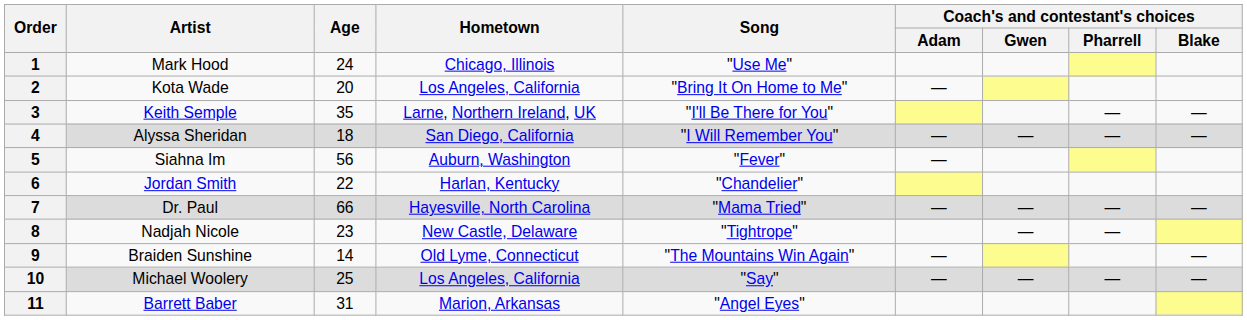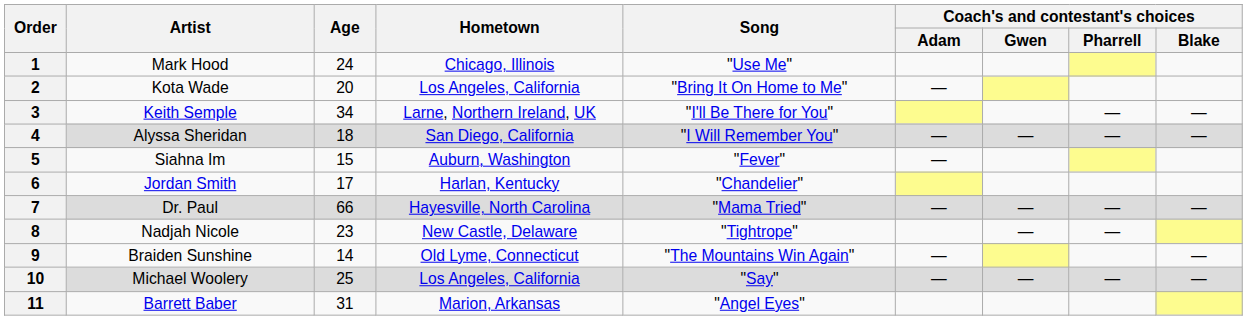(345, 112) 35 -> (345, 112) 34
(345, 160) 56 -> (345, 160) 15
(345, 184) 22 -> (345, 184) 17
